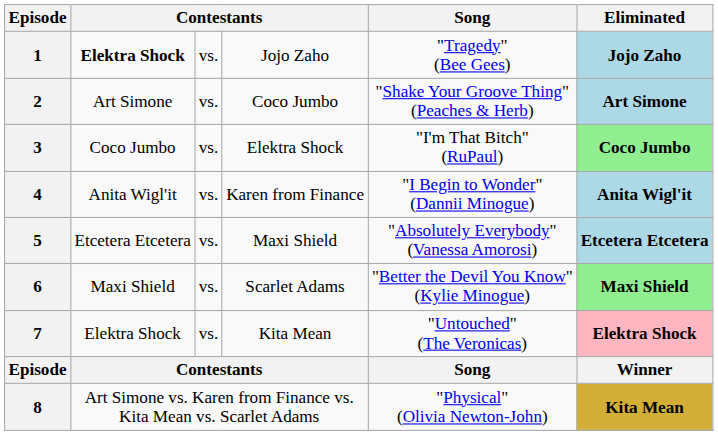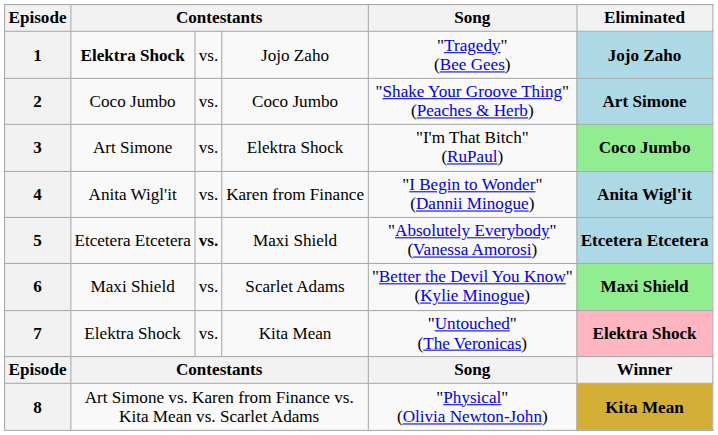(133, 101) Art Simone -> (133, 101) Coco Jumbo
(133, 147) Coco Jumbo -> (133, 147) Art Simone
(208, 240) normal -> (208, 240) bold
